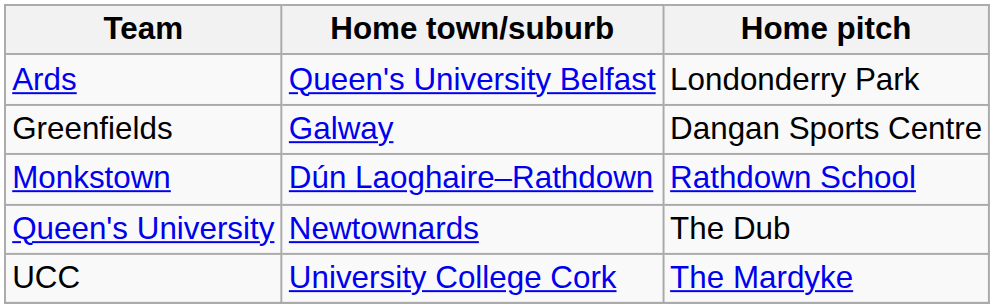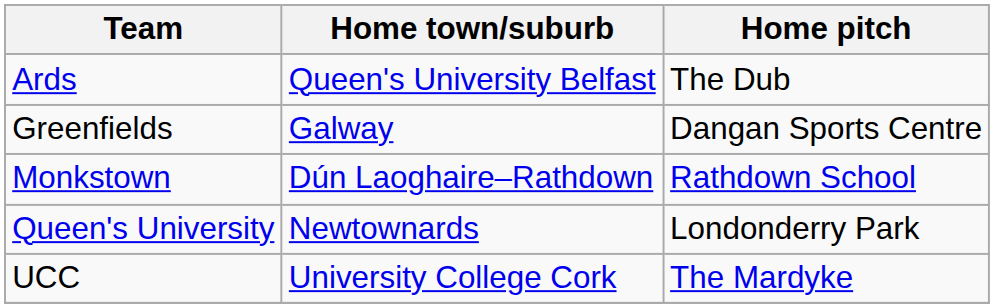(795, 79) Londonderry Park -> (730, 79) The Dub
(730, 228) The Dub -> (795, 228) Londonderry Park
